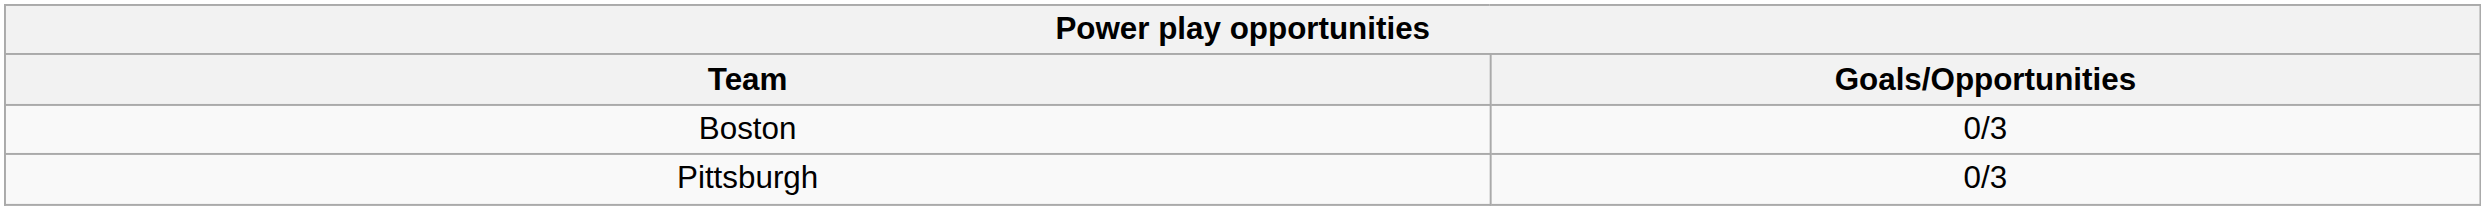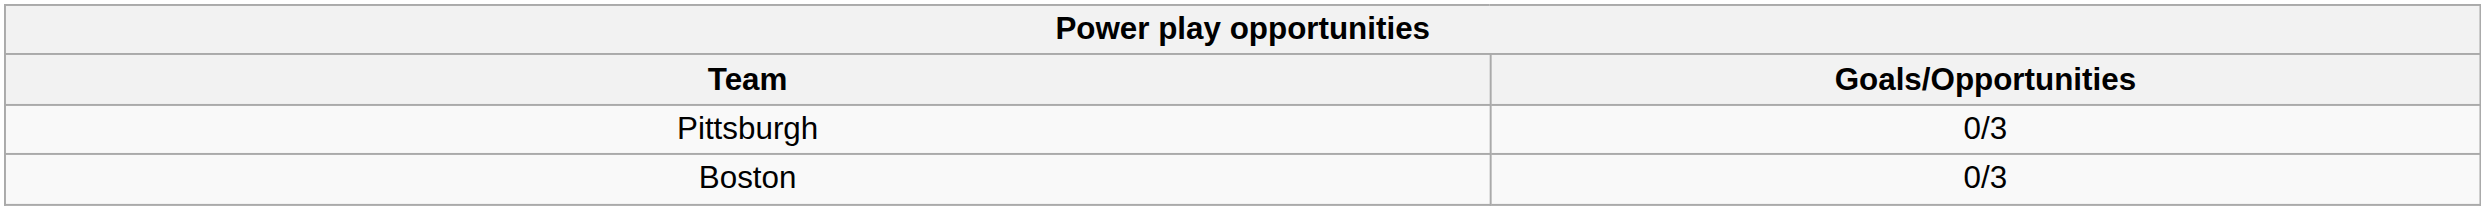rows swapped: (748, 178) <-> (748, 128)
